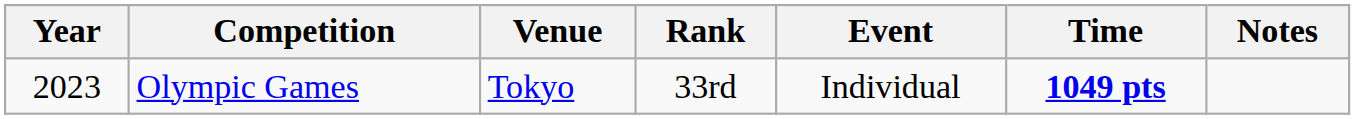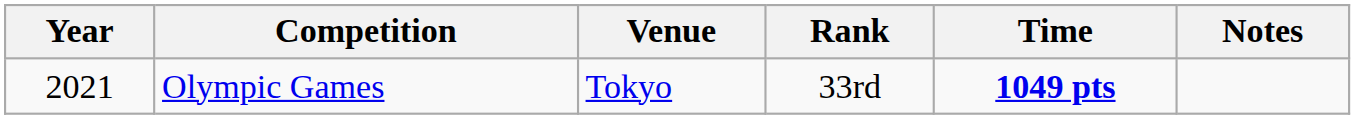- column: (891, 31)
(67, 85) 2023 -> (80, 85) 2021
